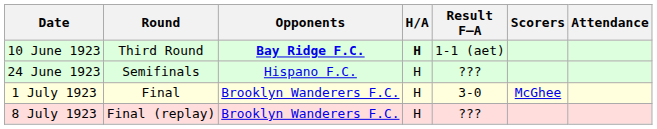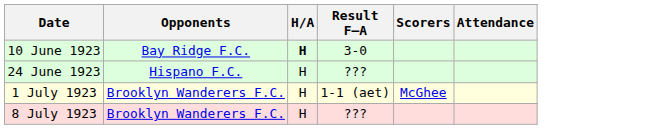- column: (161, 22)
(310, 51) bold -> (196, 51) normal
(470, 51) 1-1 (aet) -> (355, 51) 3-0
(470, 93) 3-0 -> (355, 93) 1-1 (aet)
